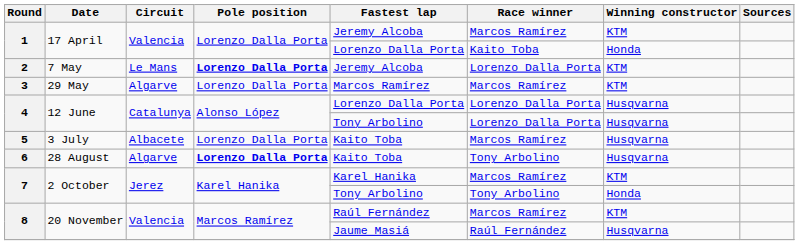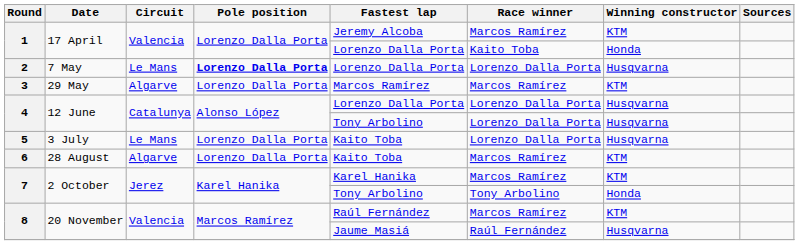(378, 68) Jeremy Alcoba -> (399, 68) Lorenzo Dalla Porta
(617, 68) KTM -> (637, 68) Husqvarna
(156, 140) Albacete -> (153, 140) Le Mans
(518, 140) Marcos Ramírez -> (535, 140) Lorenzo Dalla Porta
(262, 158) bold -> (262, 158) normal
(515, 158) Tony Arbolino -> (518, 158) Marcos Ramírez
(637, 158) Husqvarna -> (617, 158) KTM
